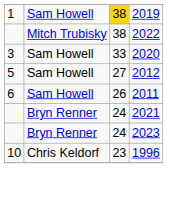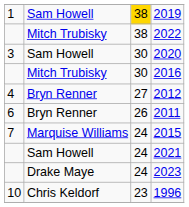(119, 53) 33 -> (141, 53) 30
+ row: (167, 73)
(11, 73) 5 -> (11, 93) 4
(60, 73) Sam Howell -> (62, 93) Bryn Renner
(60, 93) Sam Howell -> (62, 113) Bryn Renner
+ row: (167, 133)
(62, 113) Bryn Renner -> (60, 152) Sam Howell
(62, 133) Bryn Renner -> (61, 172) Drake Maye
